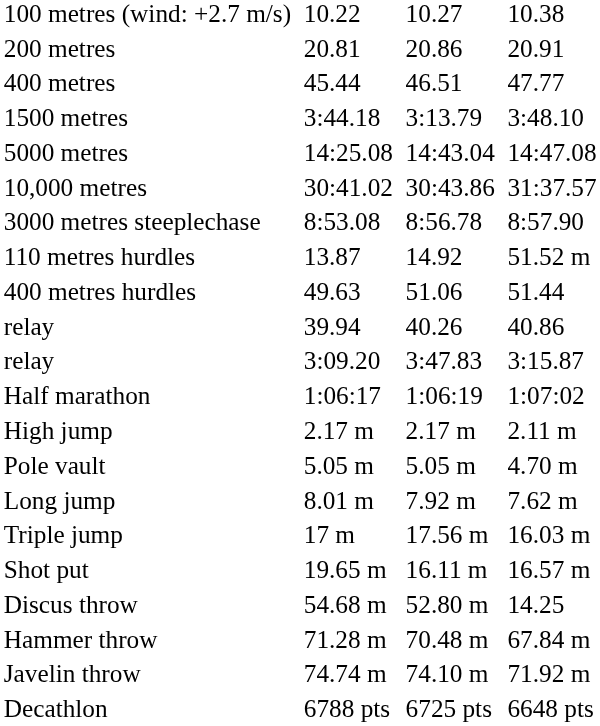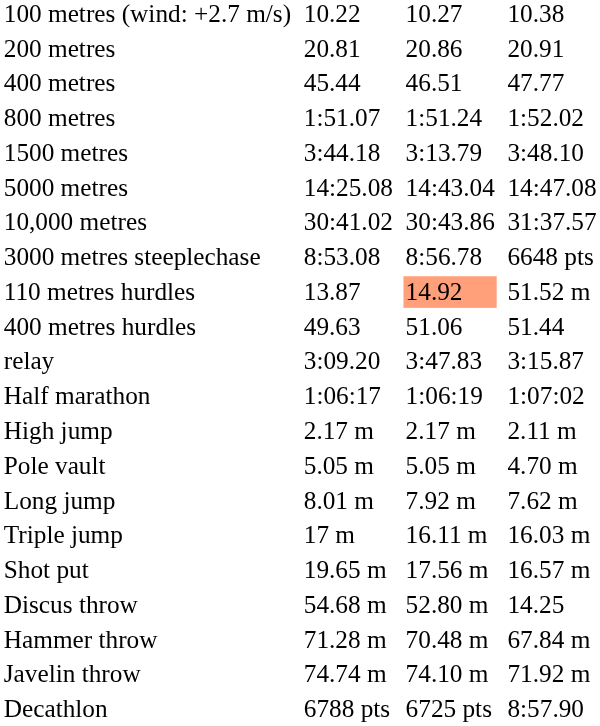+ row: (60, 117)
(546, 222) 8:57.90 -> (551, 256) 6648 pts
(434, 256) no background -> (434, 291) lightsalmon background
- row: (29, 326)
(447, 535) 17.56 m -> (447, 535) 16.11 m
(447, 569) 16.11 m -> (447, 569) 17.56 m
(551, 708) 6648 pts -> (546, 708) 8:57.90
